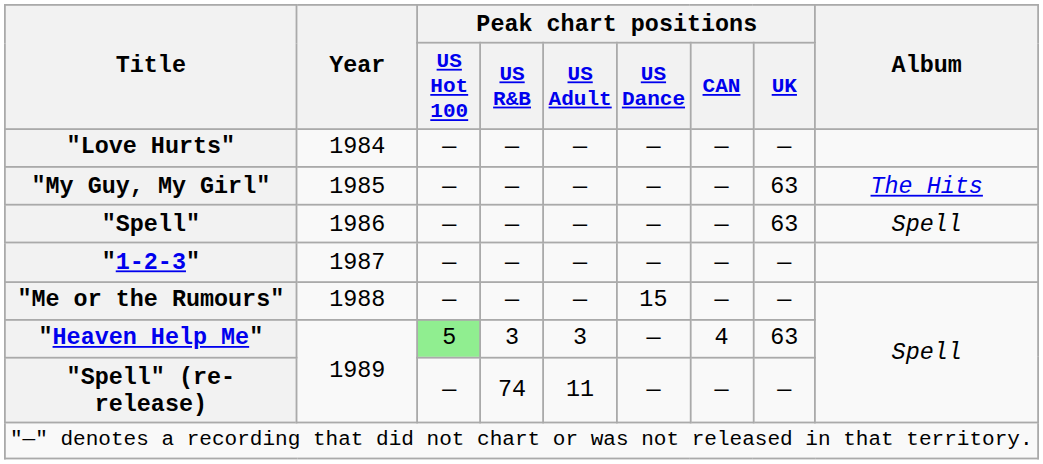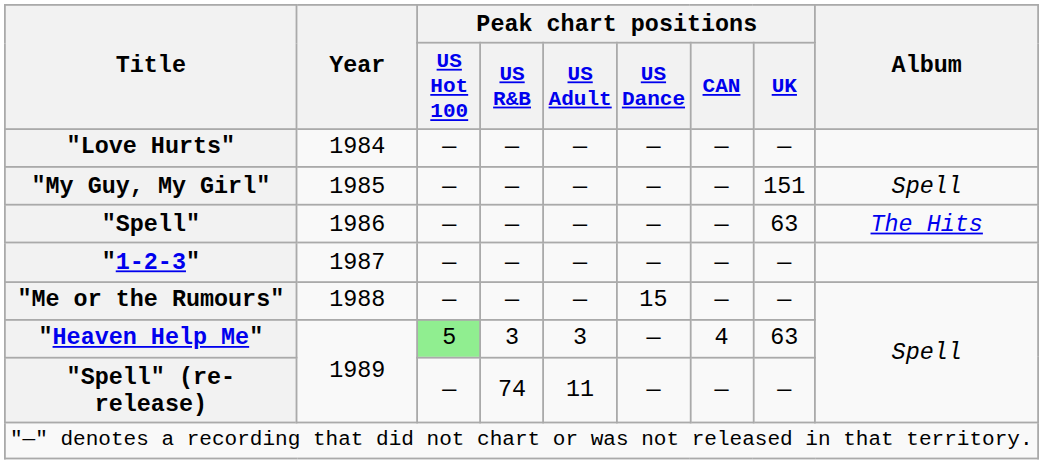(784, 186) 63 -> (784, 186) 151
(927, 186) The Hits -> (927, 186) Spell
(927, 224) Spell -> (927, 224) The Hits
